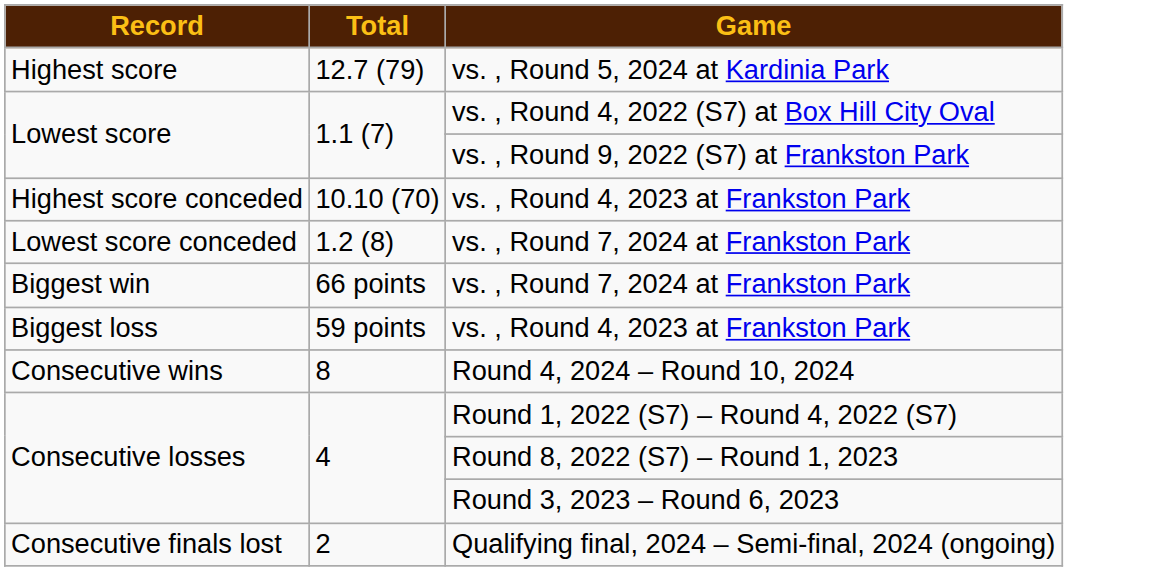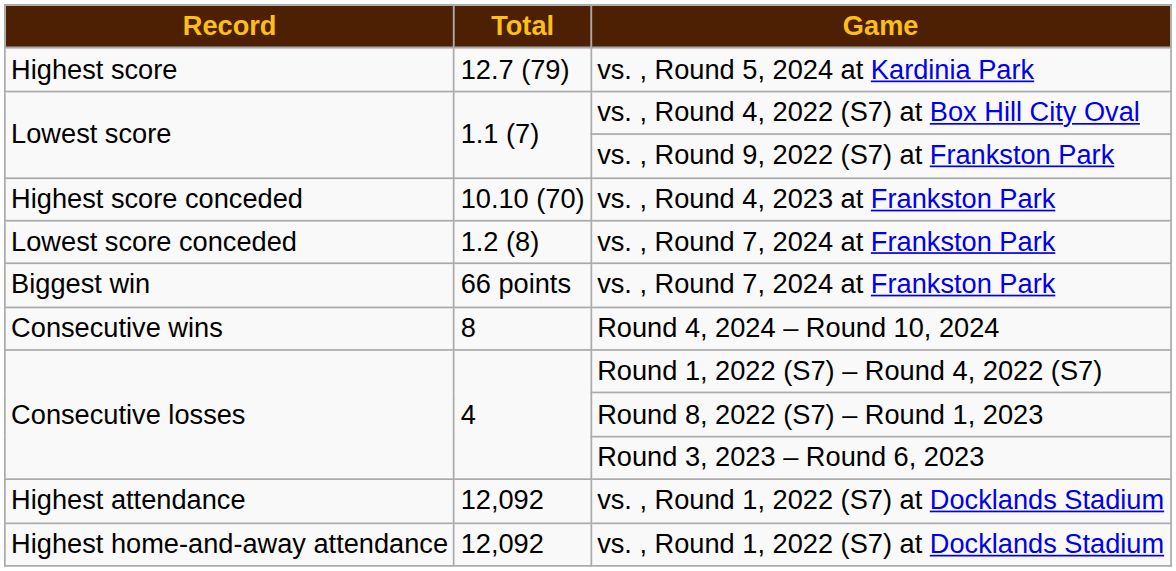- row: (84, 328)
- row: (146, 543)
+ row: (128, 500)
+ row: (230, 543)
